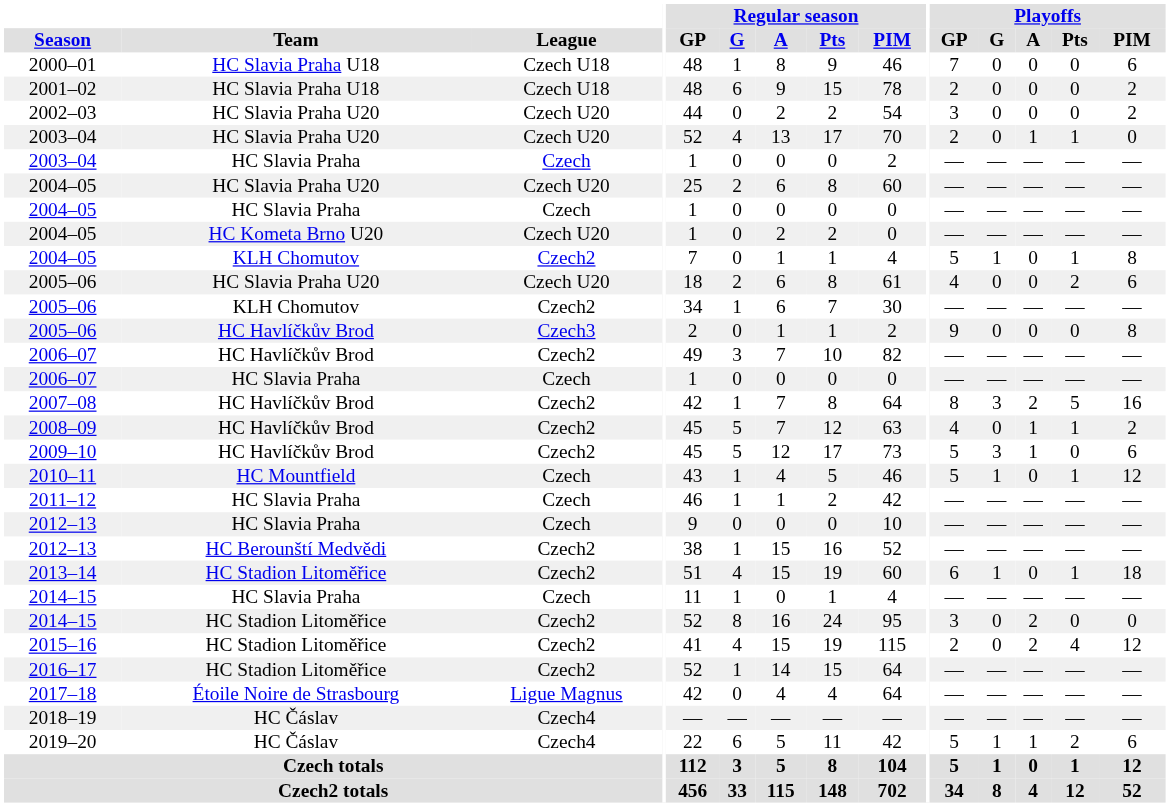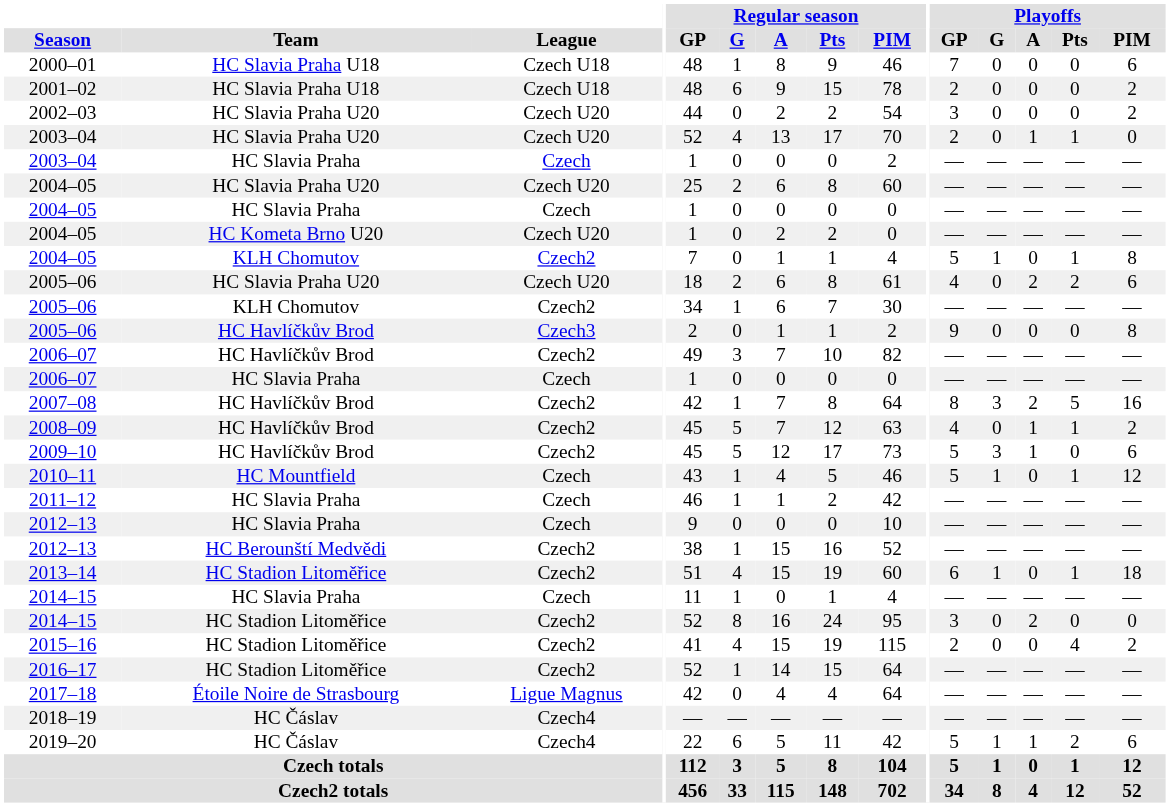(1033, 282) 0 -> (1033, 282) 2
(1033, 645) 2 -> (1033, 645) 0
(1132, 645) 12 -> (1132, 645) 2
